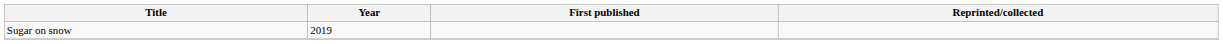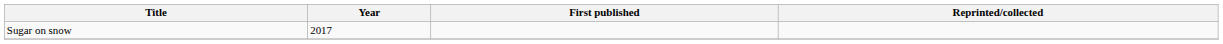(321, 30) 2019 -> (321, 30) 2017
